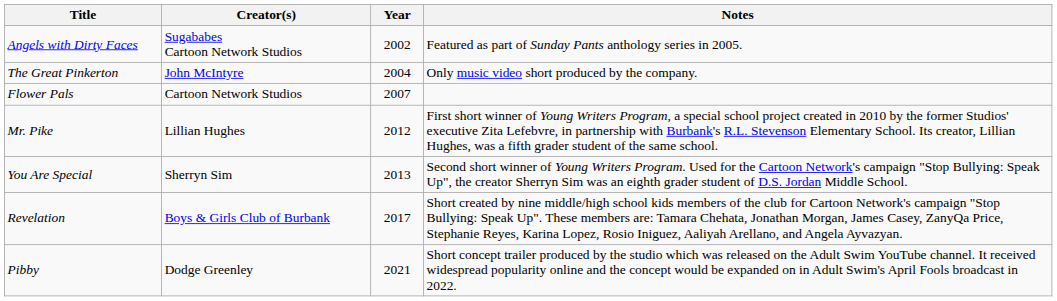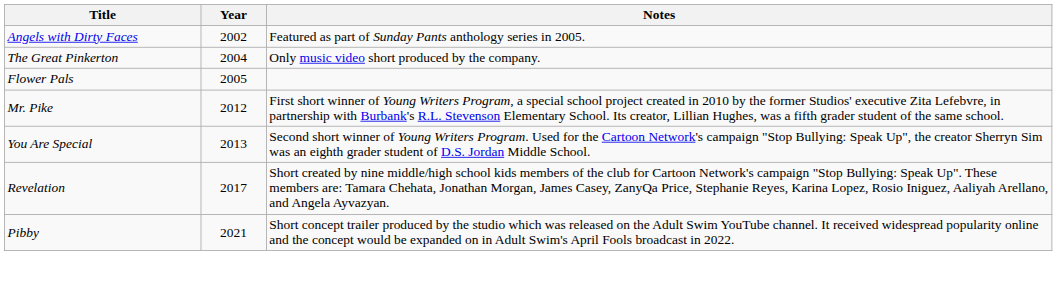- column: (266, 15)
(397, 94) 2007 -> (234, 79) 2005
